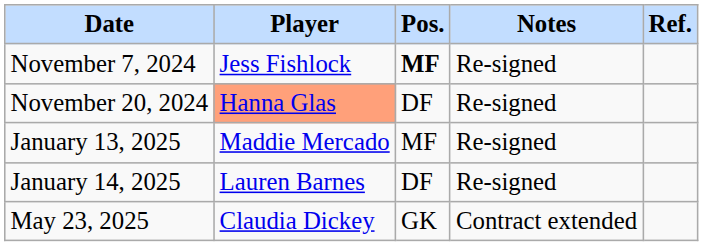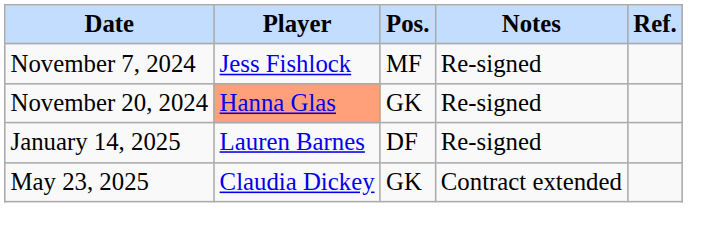(420, 63) bold -> (404, 63) normal
(417, 102) DF -> (404, 102) GK
- row: (96, 142)
